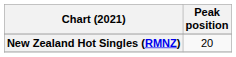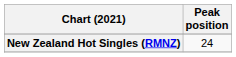(207, 43) 20 -> (207, 43) 24
